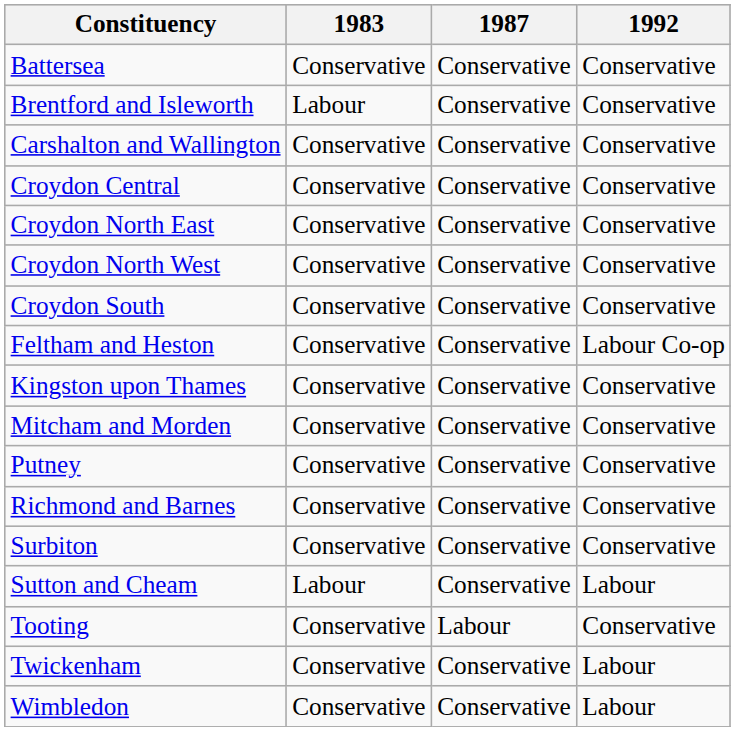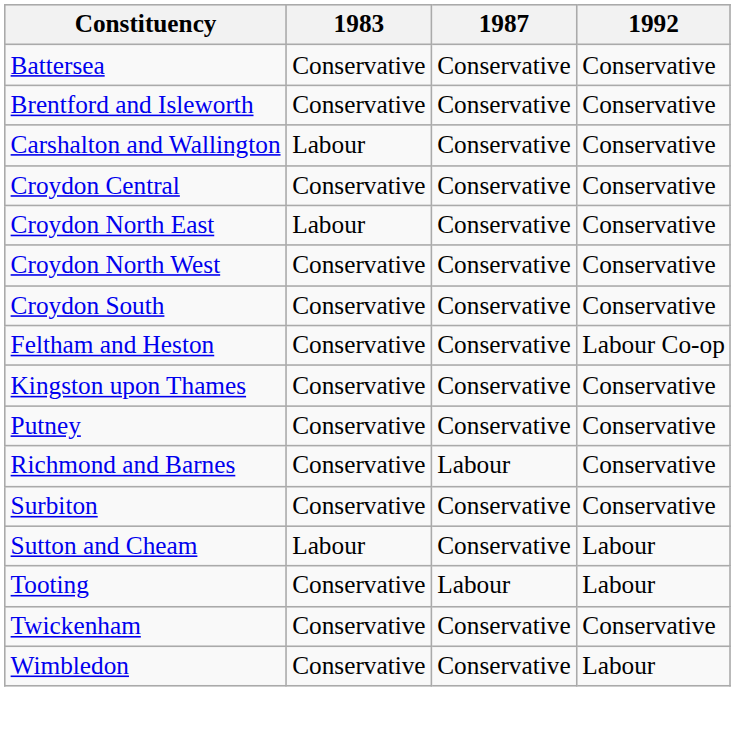(329, 104) Labour -> (359, 104) Conservative
(359, 144) Conservative -> (329, 144) Labour
(359, 225) Conservative -> (329, 225) Labour
- row: (121, 425)
(504, 505) Conservative -> (474, 465) Labour
(649, 625) Conservative -> (619, 585) Labour
(619, 666) Labour -> (649, 625) Conservative
